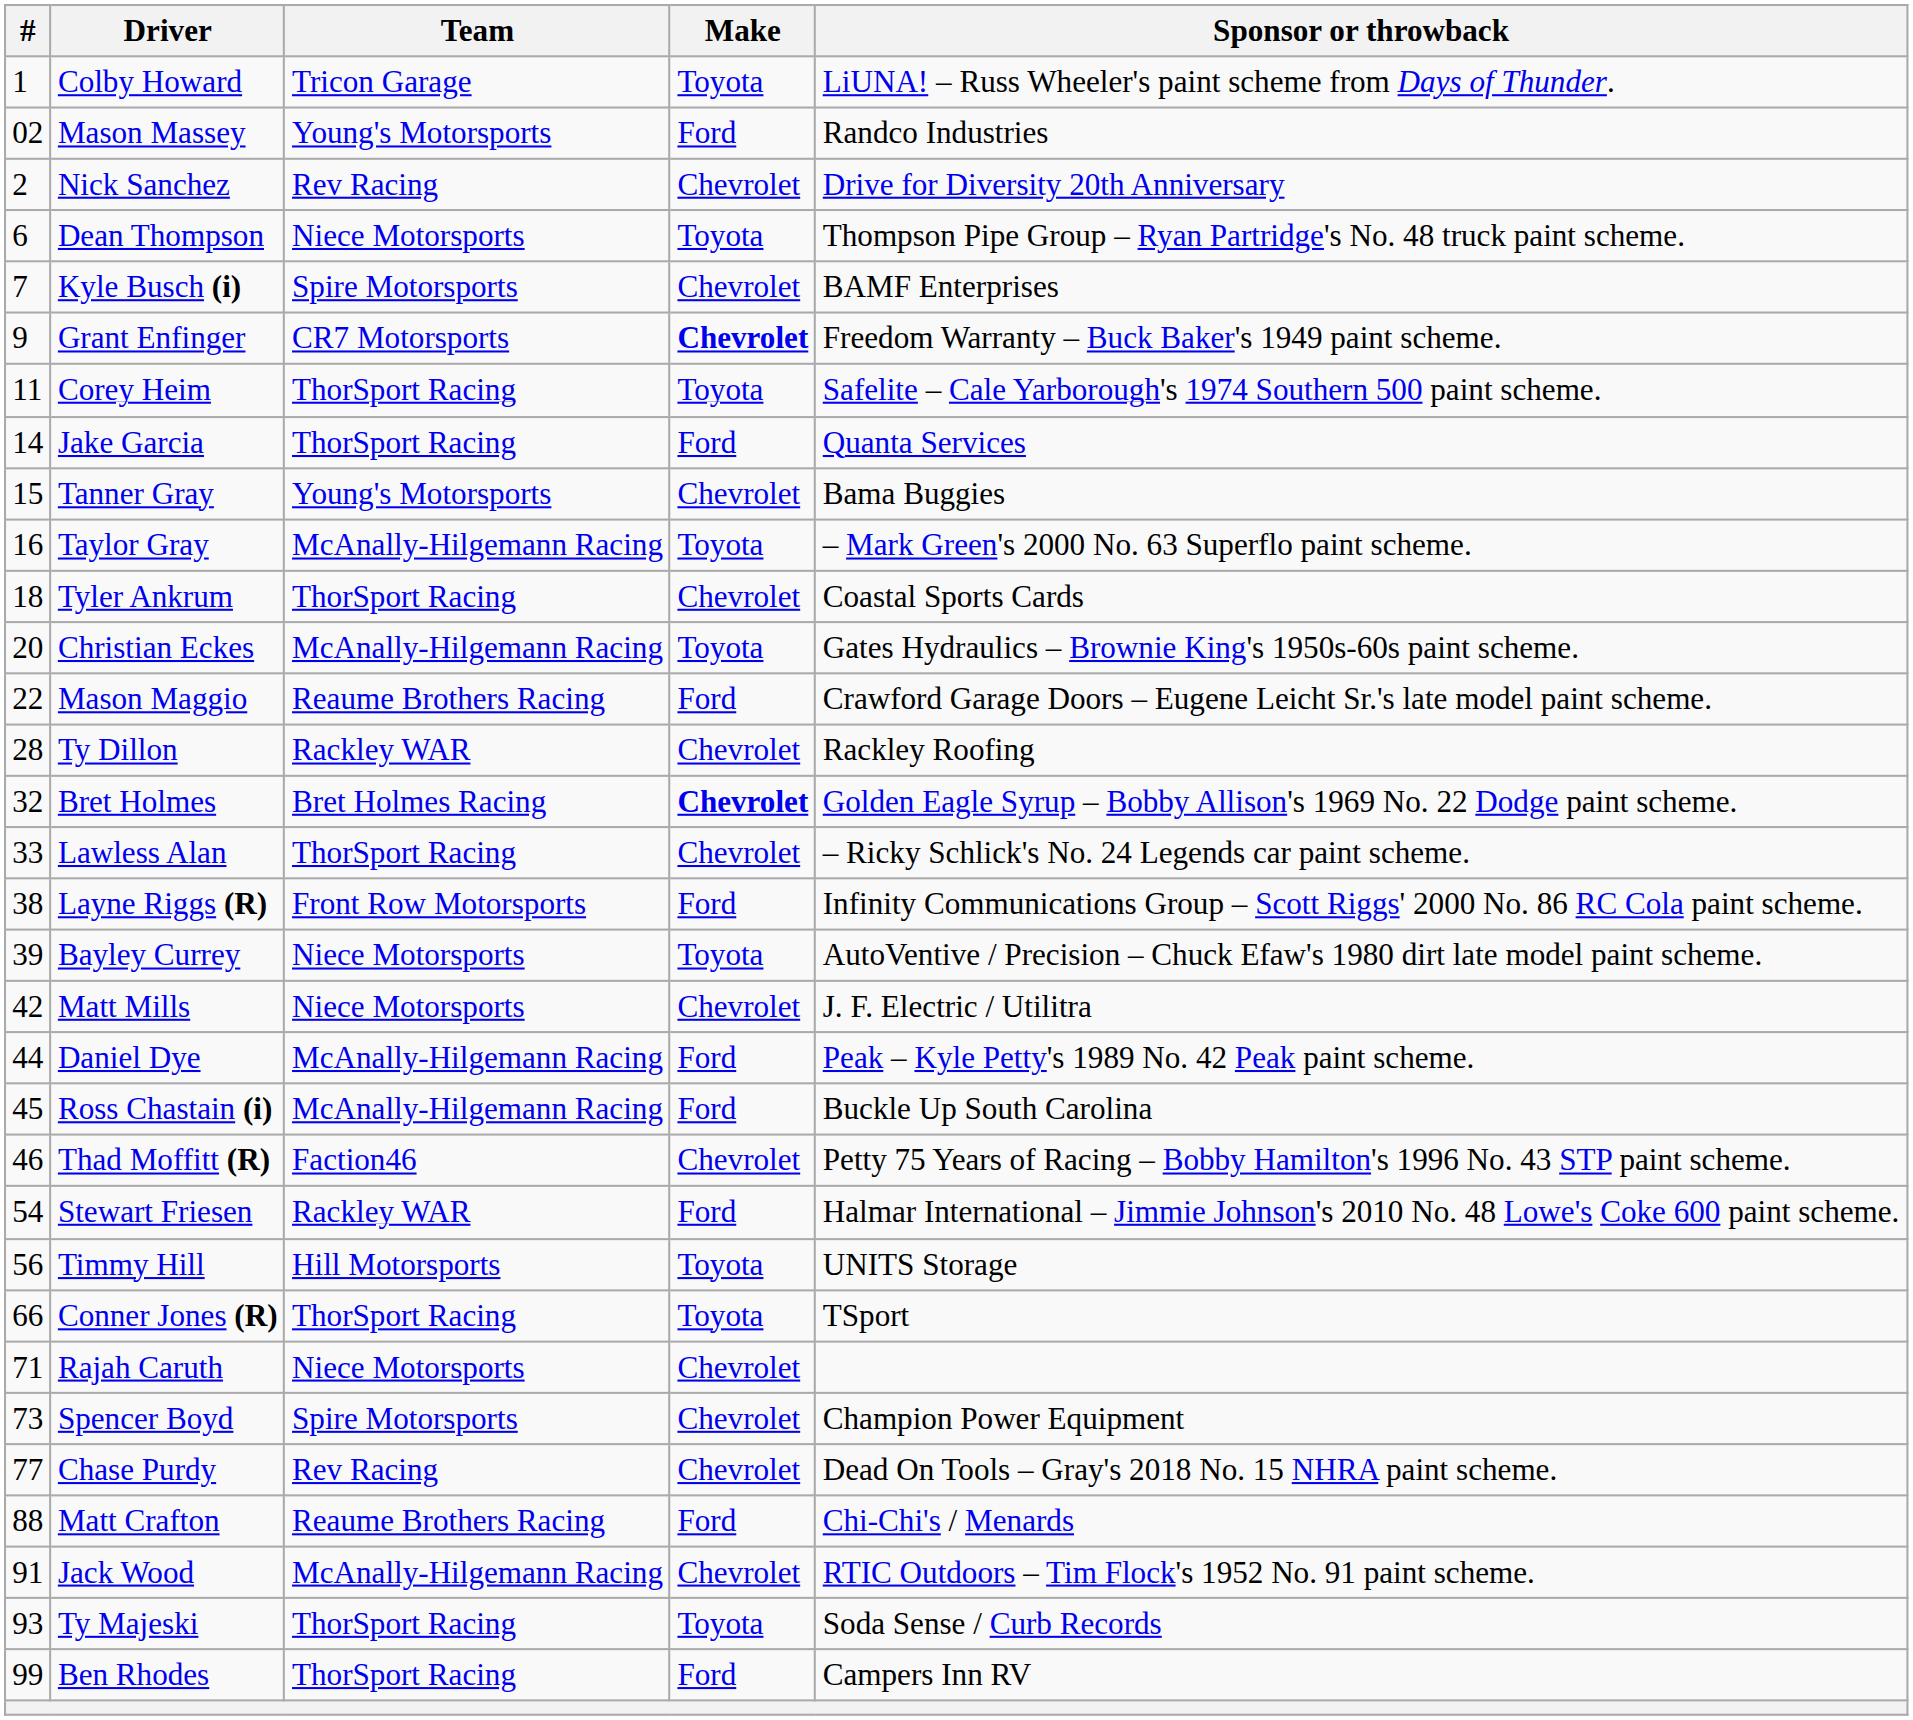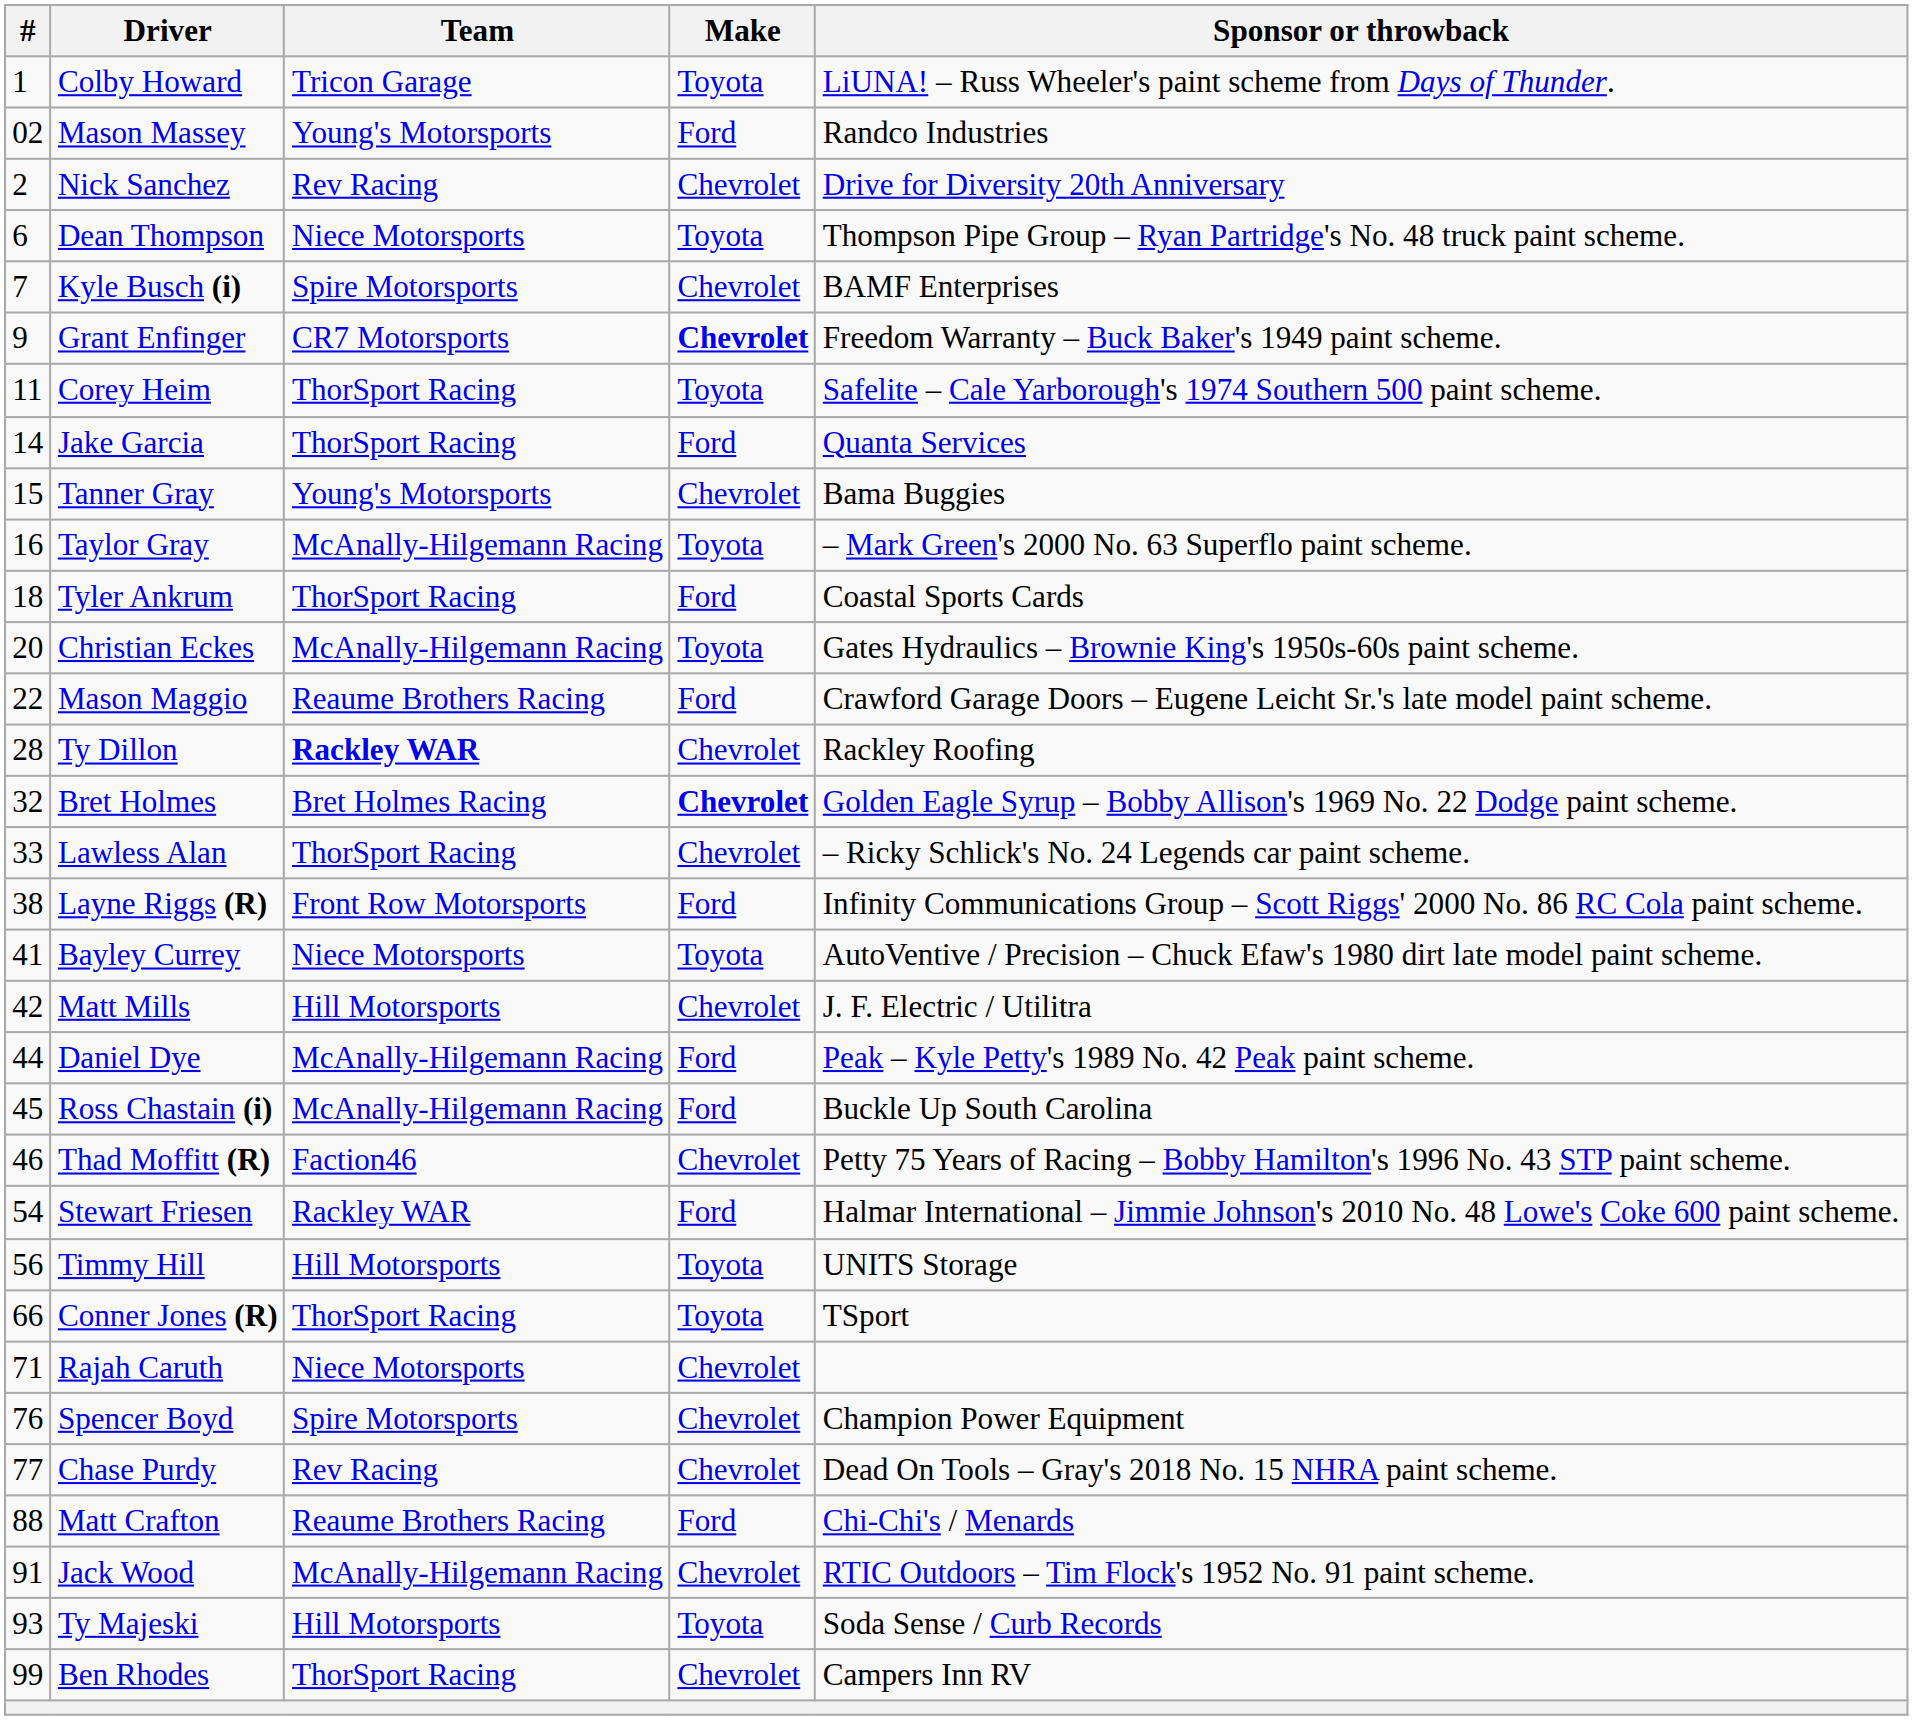(739, 595) Chevrolet -> (707, 595) Ford
(381, 749) normal -> (386, 749) bold
(28, 955) 39 -> (28, 955) 41
(408, 1006) Niece Motorsports -> (396, 1006) Hill Motorsports
(28, 1417) 73 -> (28, 1417) 76
(404, 1623) ThorSport Racing -> (396, 1623) Hill Motorsports
(707, 1674) Ford -> (739, 1674) Chevrolet
